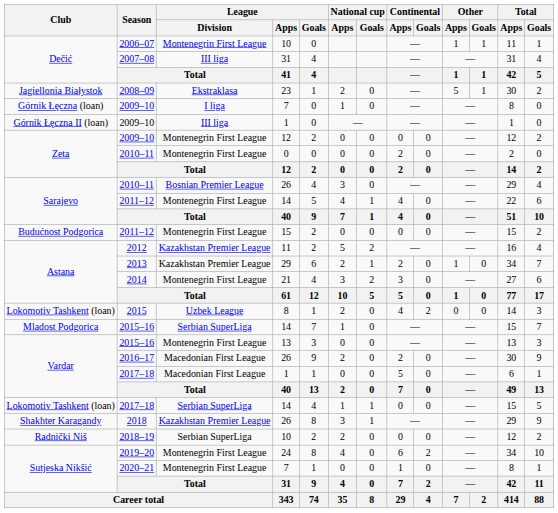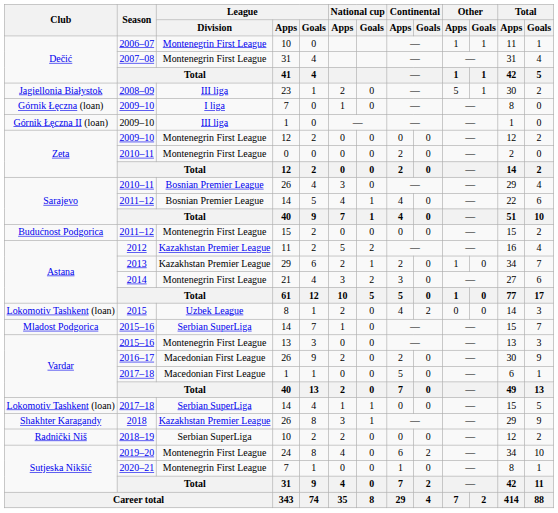(215, 59) III liga -> (215, 59) Montenegrin First League
(215, 91) Ekstraklasa -> (215, 91) III liga
(215, 201) Montenegrin First League -> (215, 201) Bosnian Premier League
